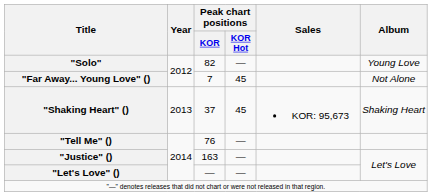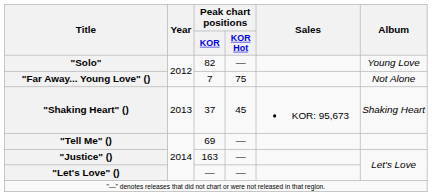(241, 79) 45 -> (241, 79) 75
(210, 141) 76 -> (210, 141) 69
